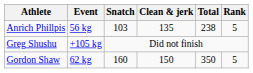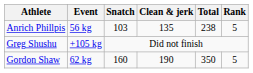(166, 60) 150 -> (166, 60) 190
